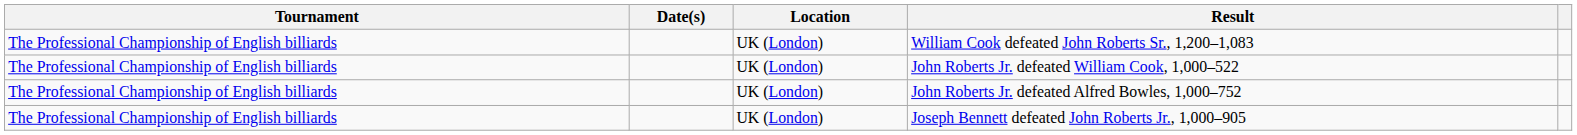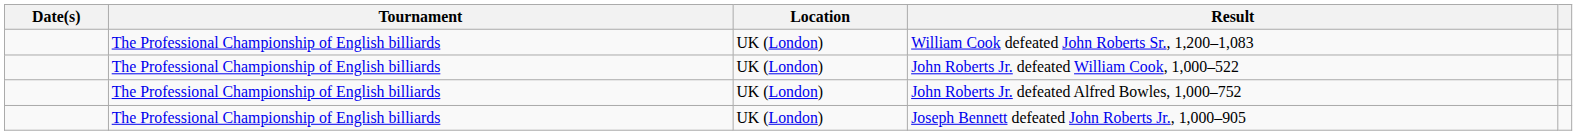columns swapped: (681, 17) <-> (317, 17)
